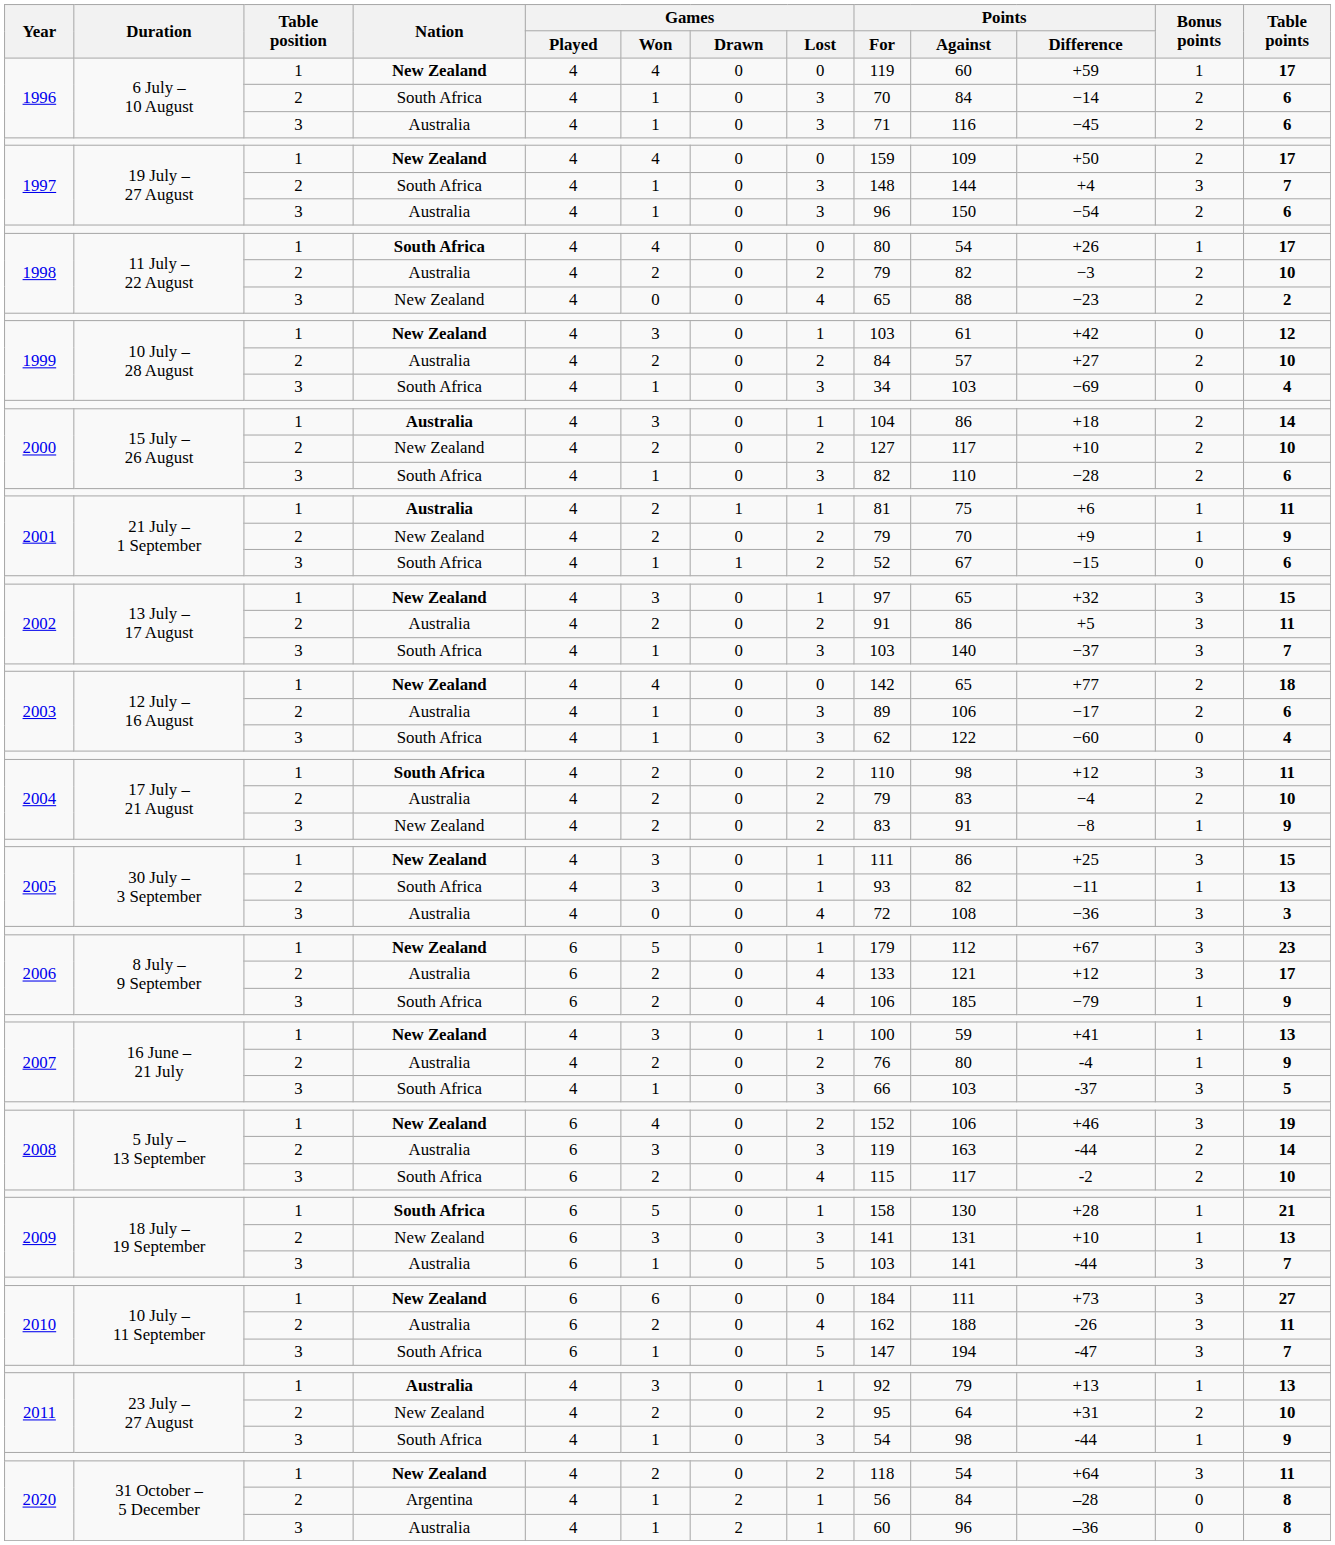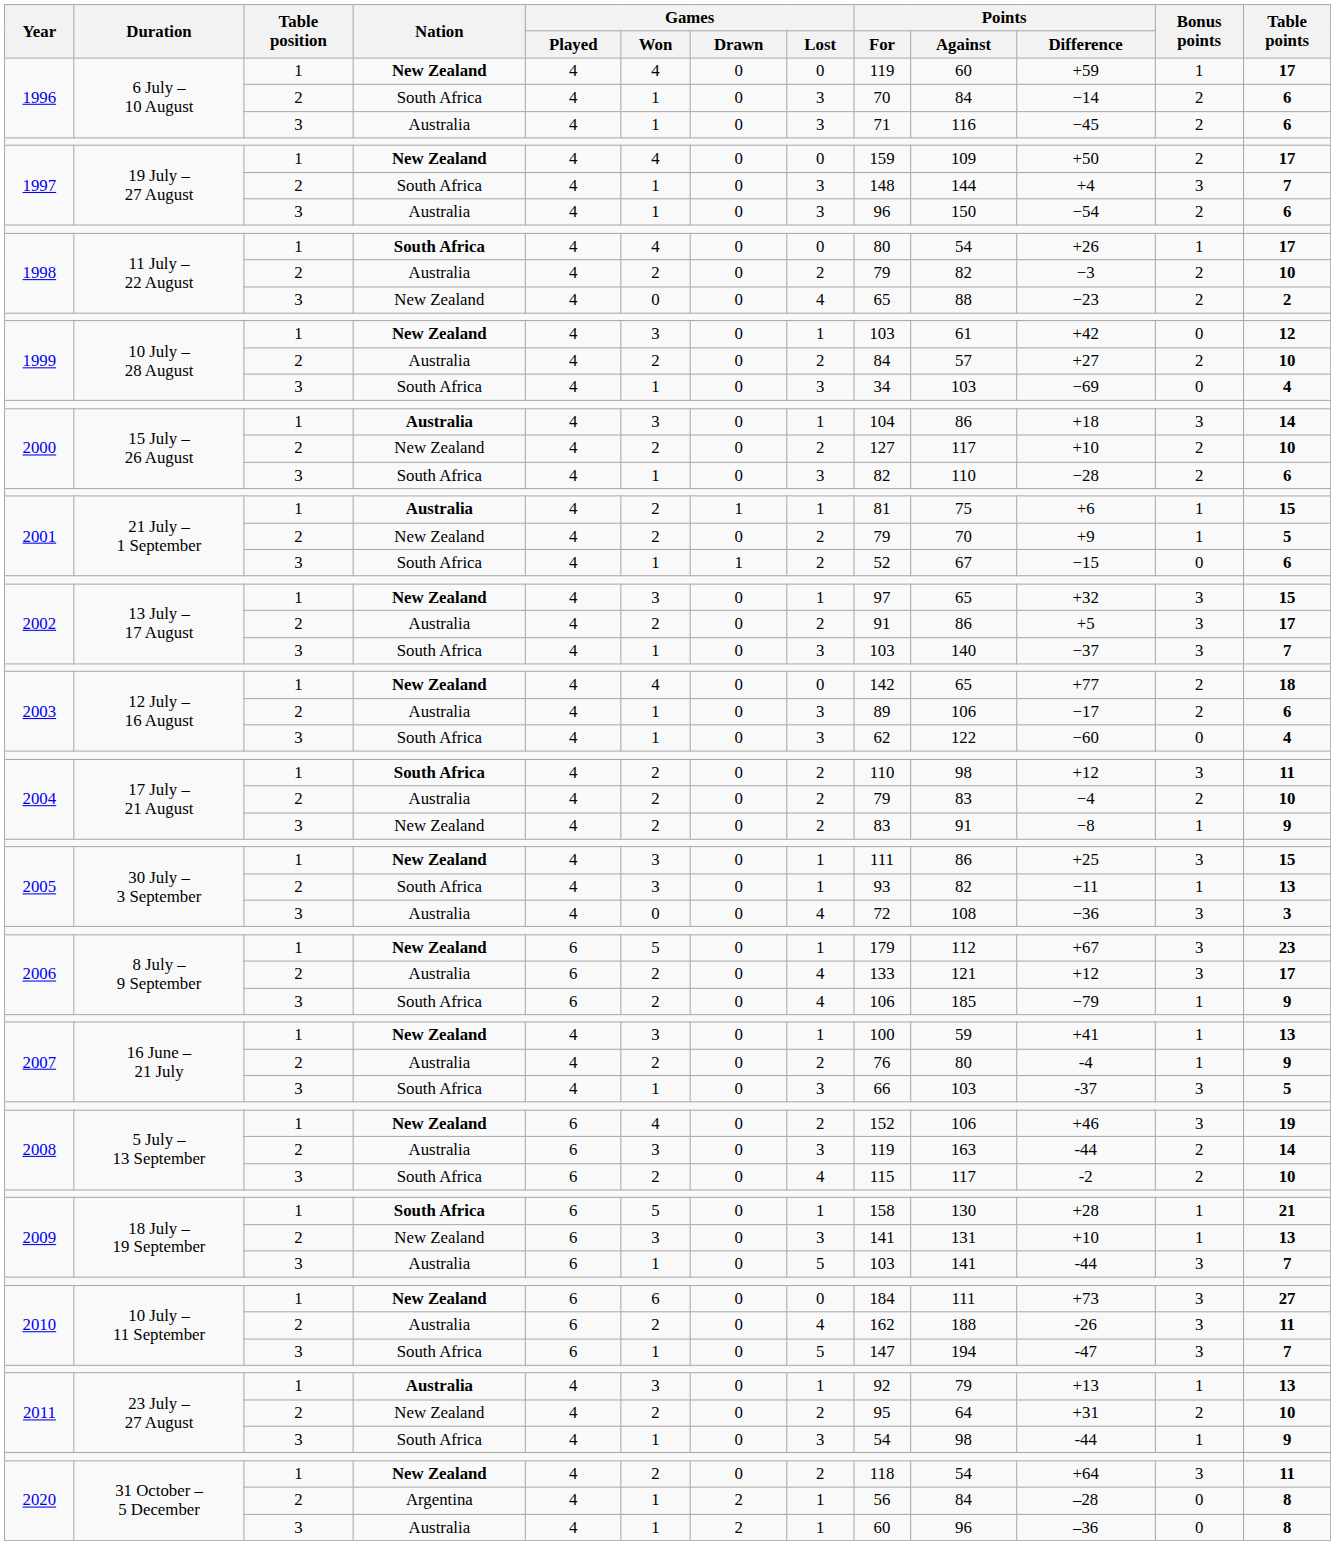(1199, 421) 2 -> (1199, 421) 3
(1287, 509) 11 -> (1287, 509) 15
(1287, 536) 9 -> (1287, 536) 5
(1287, 623) 11 -> (1287, 623) 17
